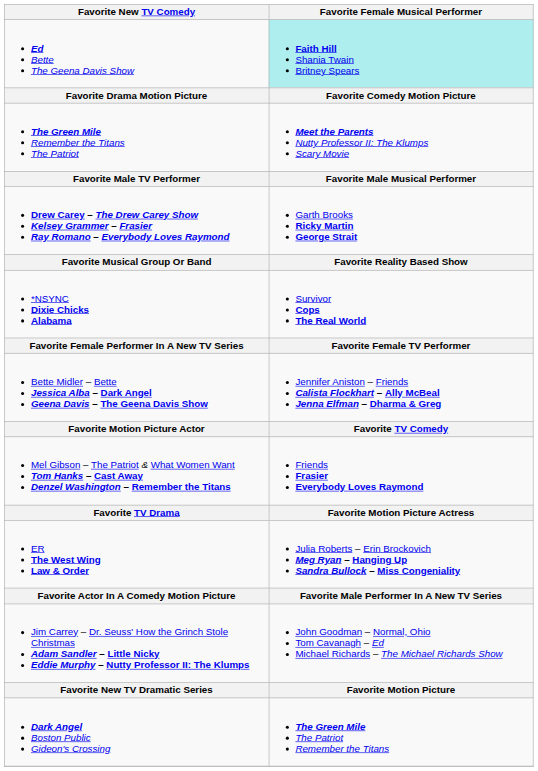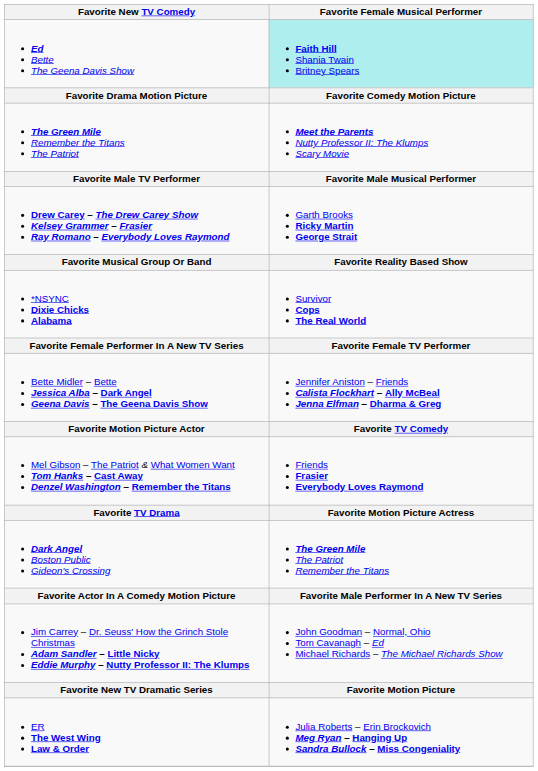rows swapped: (137, 560) <-> (137, 738)
